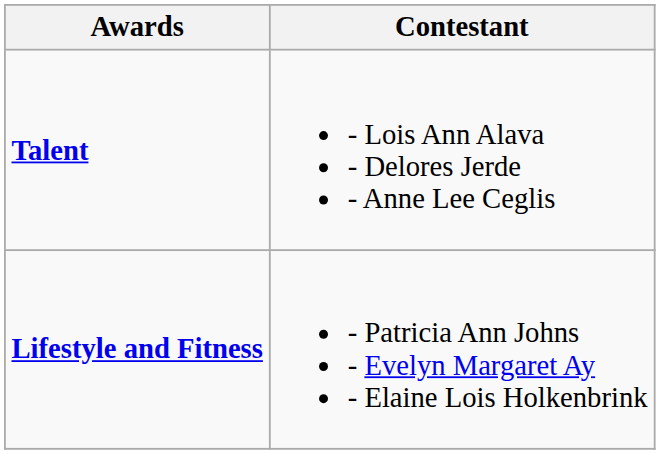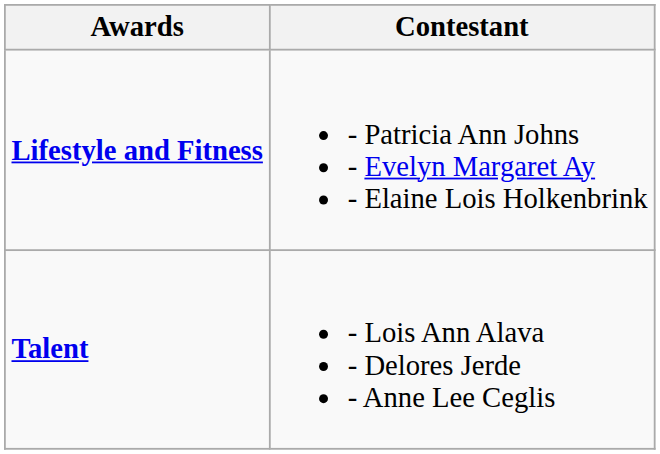rows swapped: (137, 348) <-> (50, 149)
